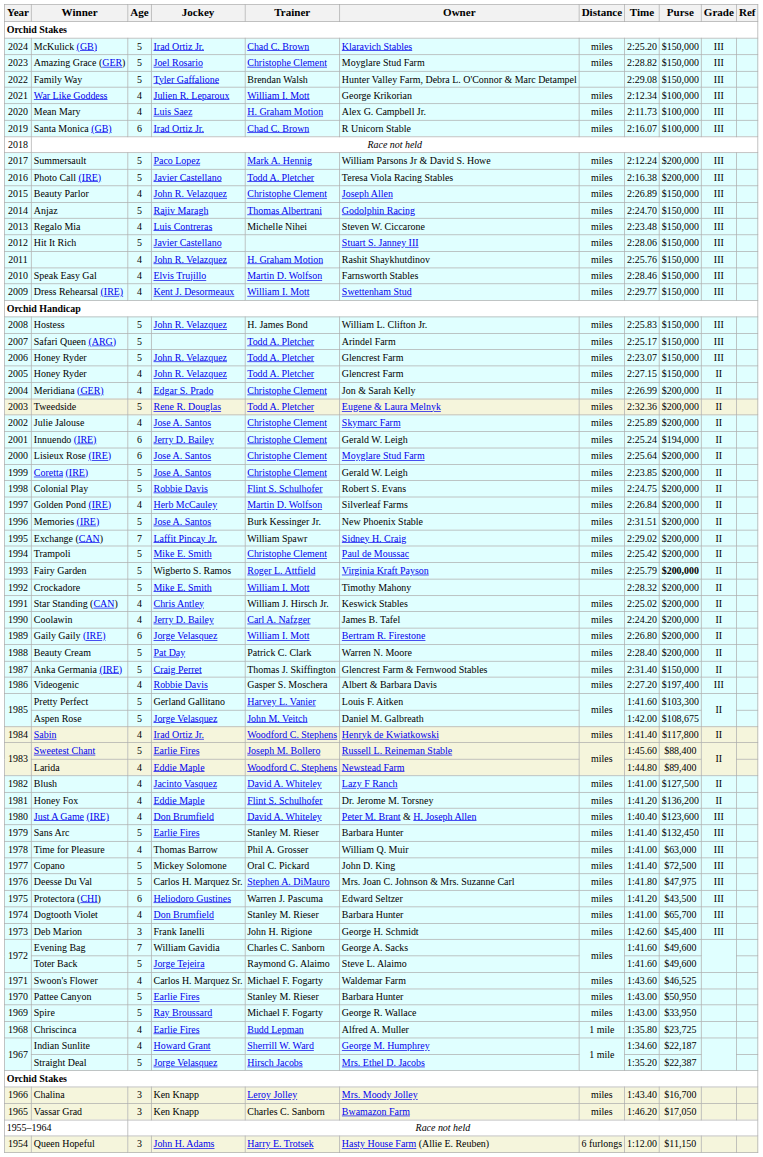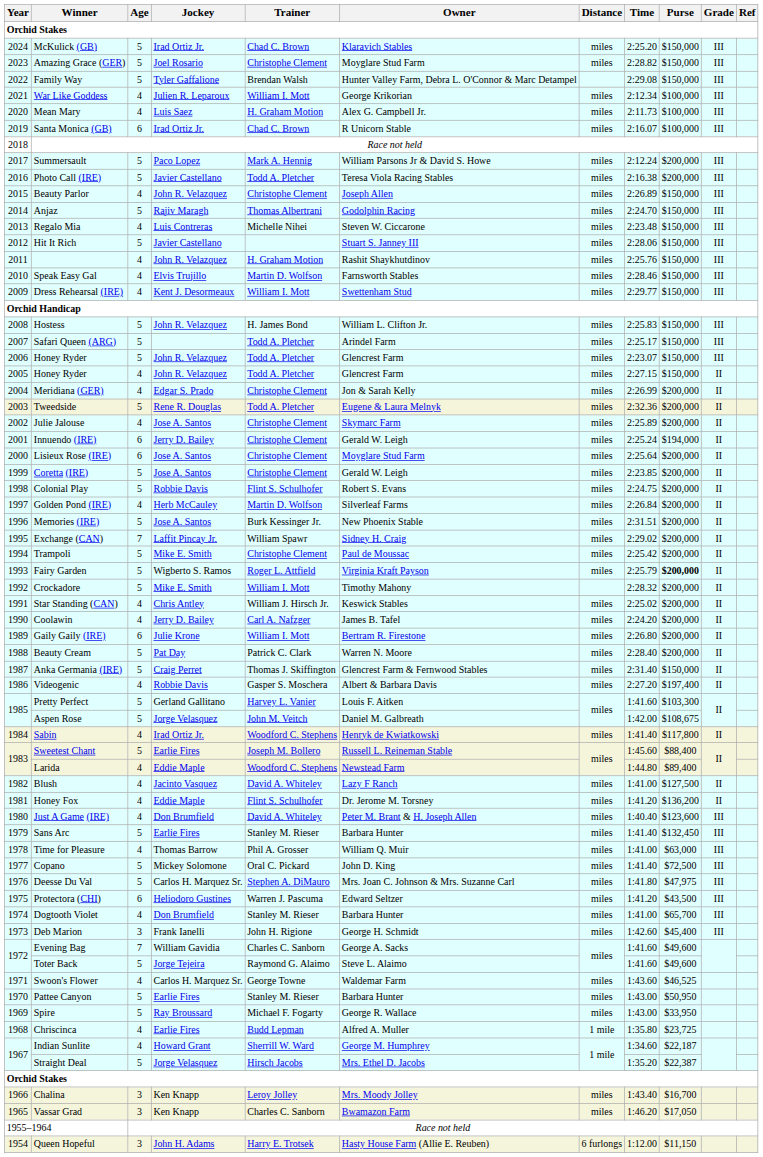(185, 636) Jorge Velasquez -> (177, 636) Julie Krone
(719, 685) III -> (719, 685) II
(285, 980) Michael F. Fogarty -> (276, 980) George Towne
